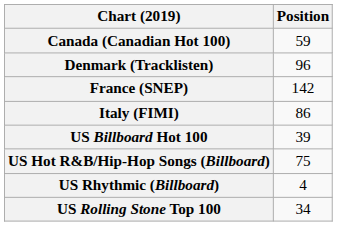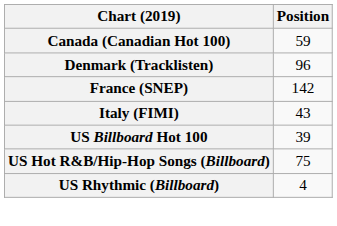(303, 112) 86 -> (303, 112) 43
- row: (139, 209)
